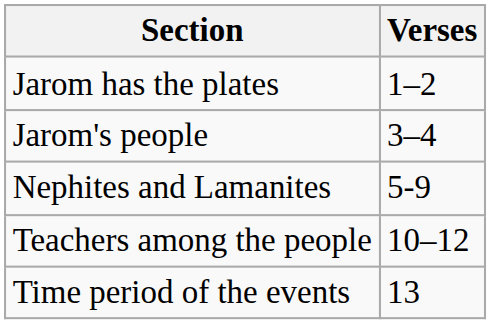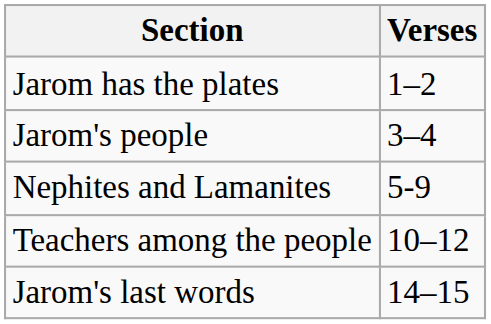- row: (181, 291)
+ row: (134, 291)
